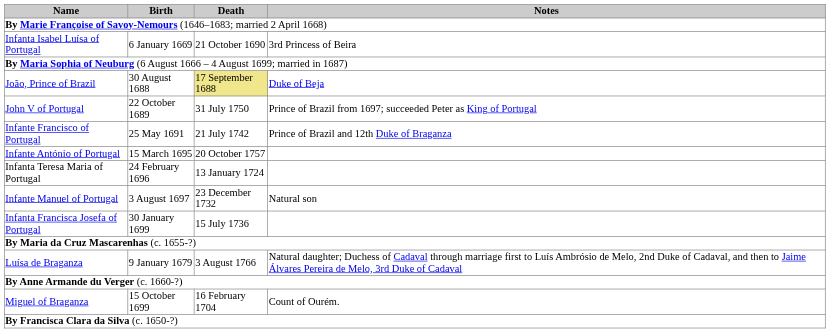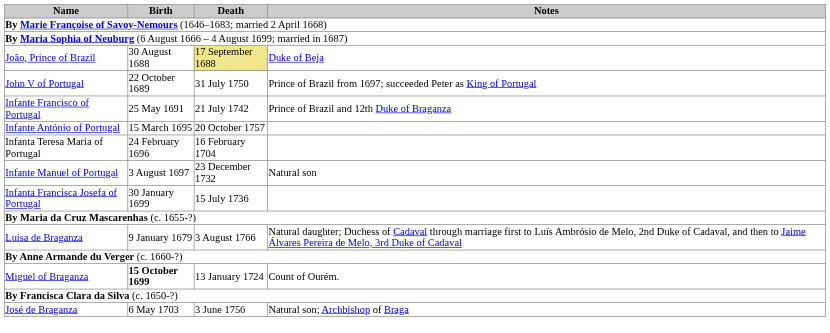- row: (52, 44)
(230, 173) 13 January 1724 -> (220, 147) 16 February 1704
(152, 301) normal -> (153, 276) bold
(221, 301) 16 February 1704 -> (229, 276) 13 January 1724
+ row: (41, 309)
